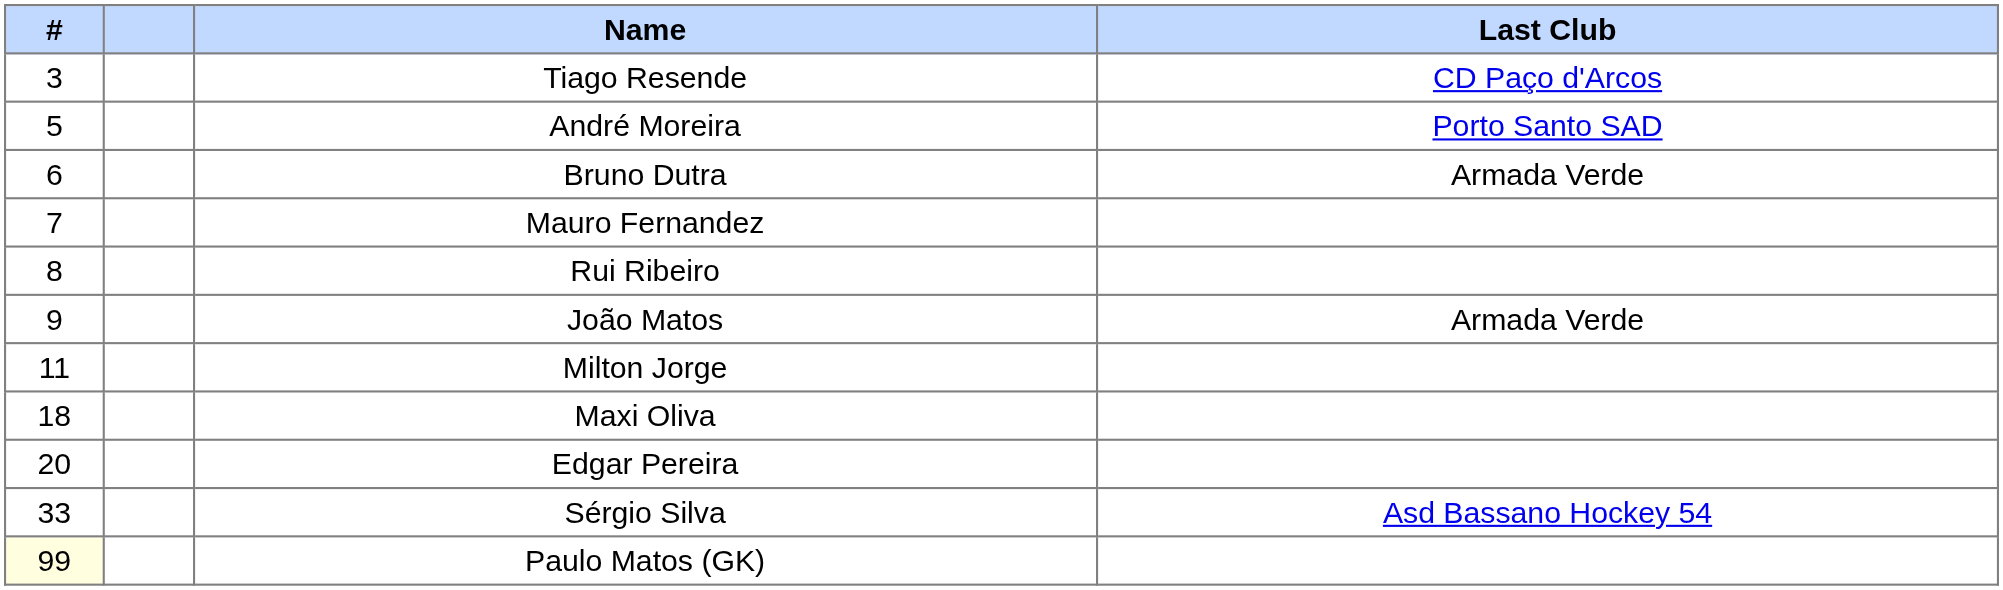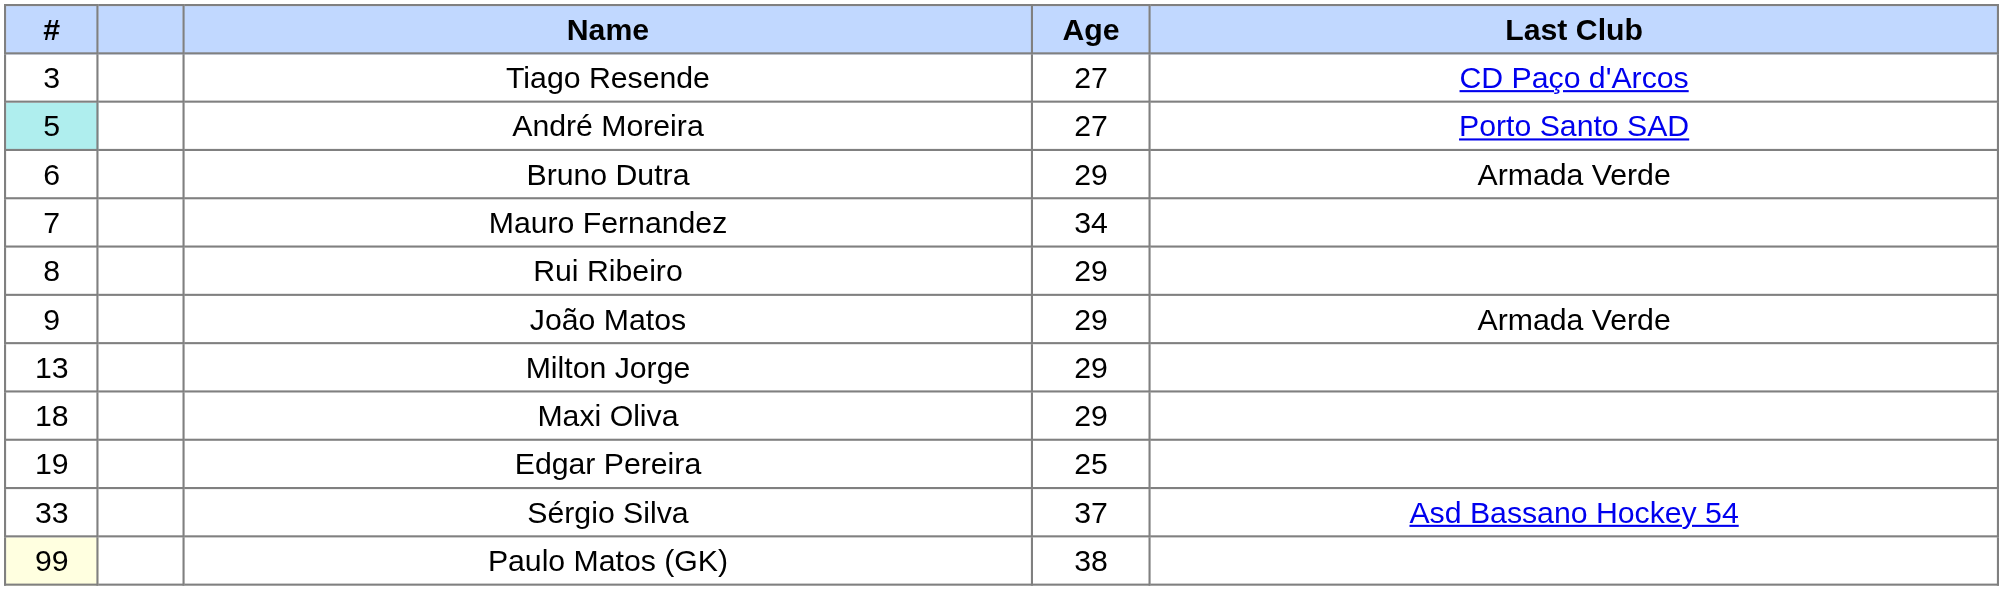+ column: (1091, 29)
(54, 126) no background -> (52, 126) paleturquoise background
(54, 367) 11 -> (52, 367) 13
(54, 464) 20 -> (52, 464) 19
